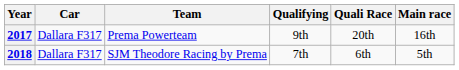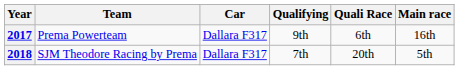columns swapped: (187, 14) <-> (70, 14)
(363, 35) 20th -> (363, 35) 6th
(363, 55) 6th -> (363, 55) 20th
